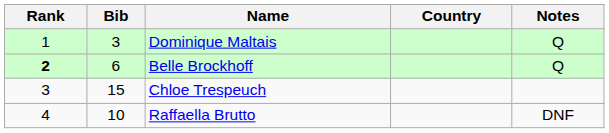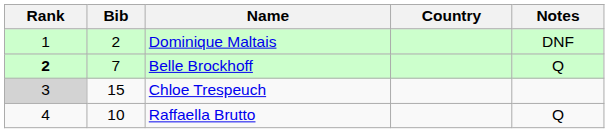(116, 41) 3 -> (116, 41) 2
(558, 41) Q -> (558, 41) DNF
(116, 66) 6 -> (116, 66) 7
(46, 90) no background -> (46, 90) lightgrey background
(558, 115) DNF -> (558, 115) Q
